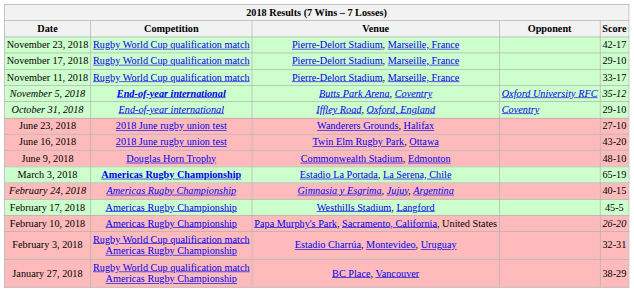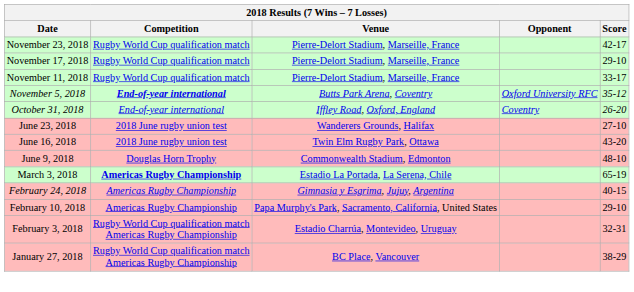(614, 110) 29-10 -> (614, 110) 26-20
- row: (47, 207)
(614, 223) 26-20 -> (614, 207) 29-10
